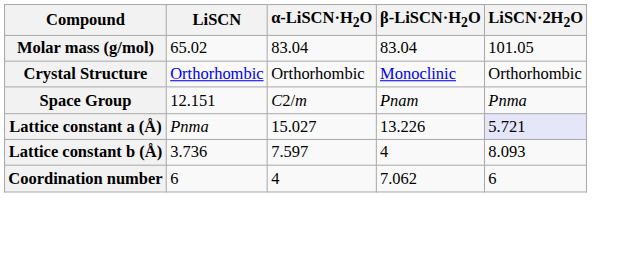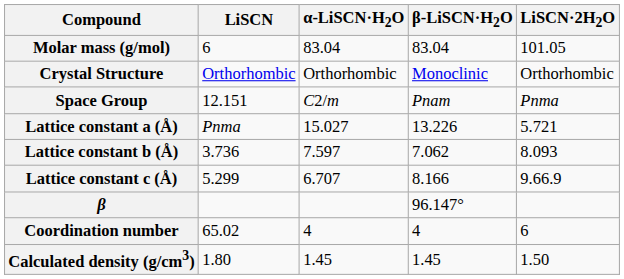(189, 48) 65.02 -> (206, 48) 6
(507, 126) lavender background -> (539, 126) no background
(384, 152) 4 -> (431, 152) 7.062
+ row: (101, 178)
+ row: (101, 204)
(174, 178) 6 -> (221, 230) 65.02
(399, 178) 7.062 -> (416, 230) 4
+ row: (101, 259)
